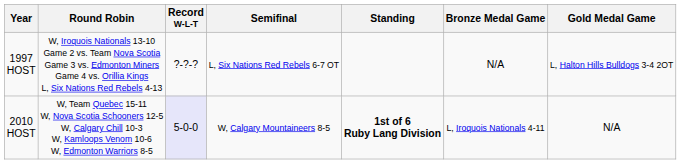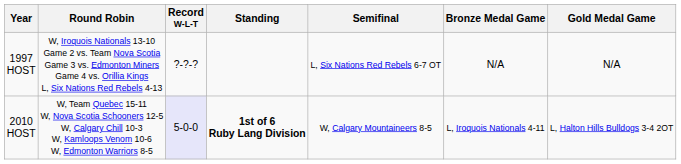columns swapped: (392, 18) <-> (274, 18)
(612, 64) L, Halton Hills Bulldogs 3-4 2OT -> (612, 64) N/A
(612, 127) N/A -> (612, 128) L, Halton Hills Bulldogs 3-4 2OT
